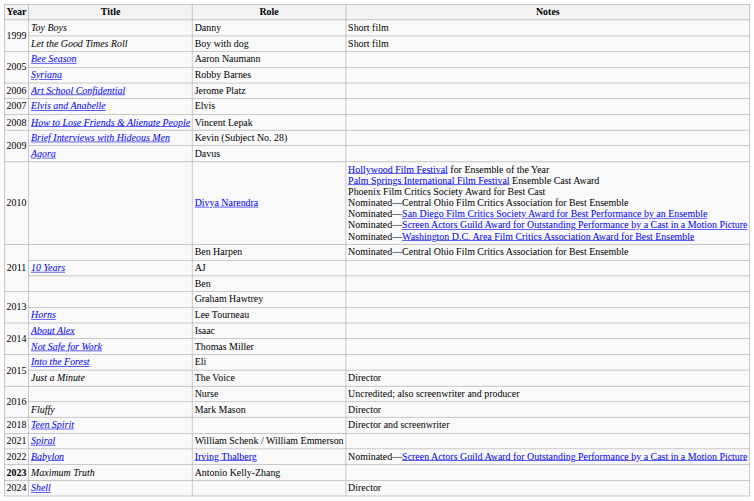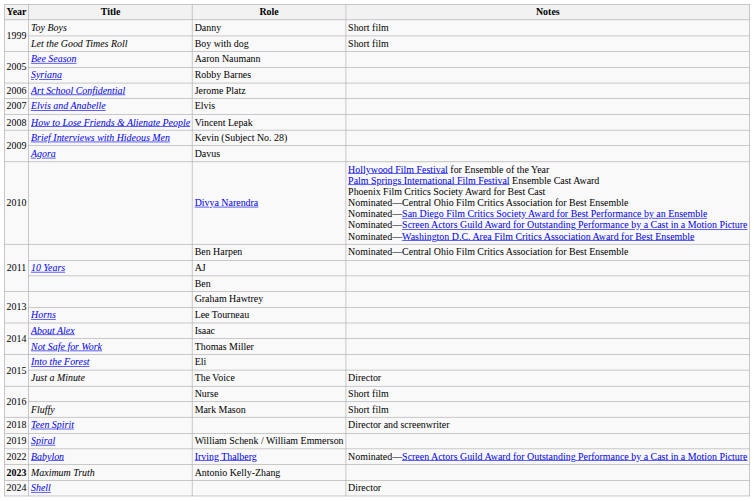(434, 393) Uncredited; also screenwriter and producer -> (368, 393) Short film
(365, 409) Director -> (368, 409) Short film
(17, 441) 2021 -> (17, 441) 2019
